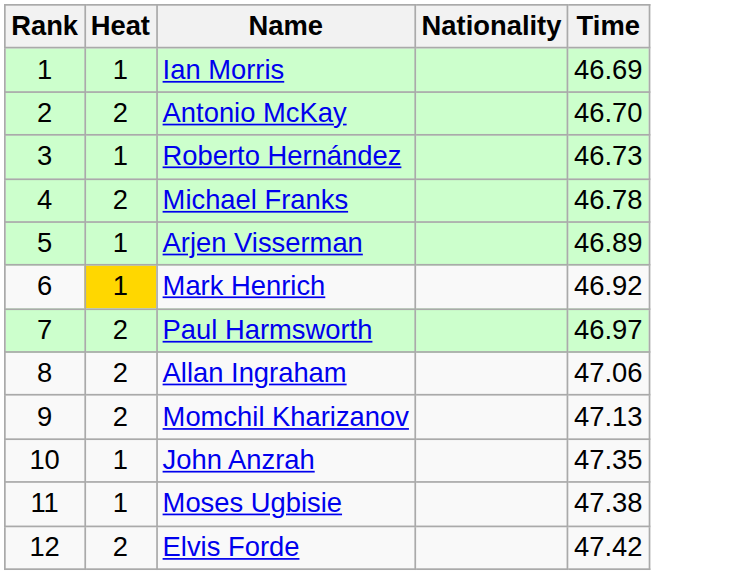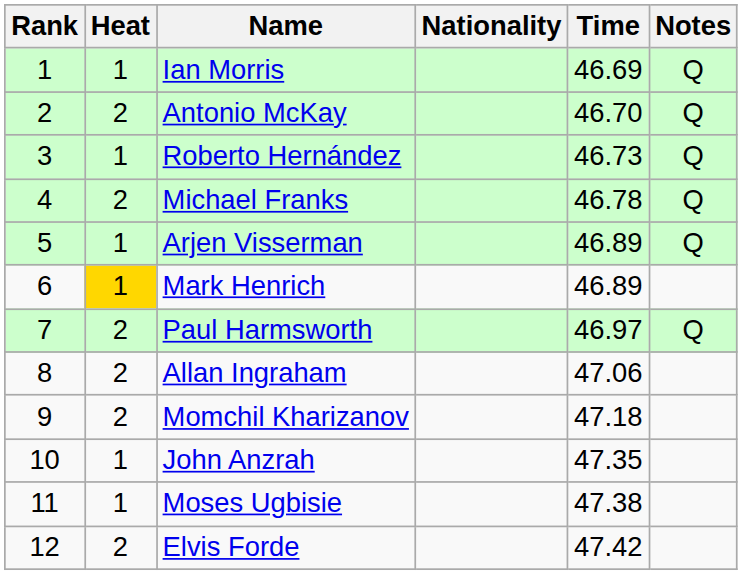+ column: (693, 26)
(608, 286) 46.92 -> (608, 286) 46.89
(608, 416) 47.13 -> (608, 416) 47.18
